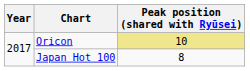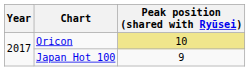(181, 57) 8 -> (181, 57) 9
